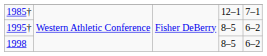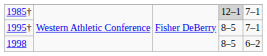(231, 12) no background -> (231, 12) lightgrey background
(253, 28) 6–2 -> (253, 28) 7–1
